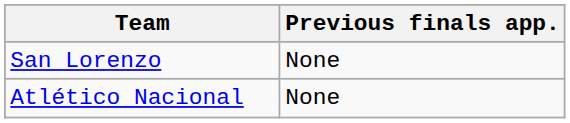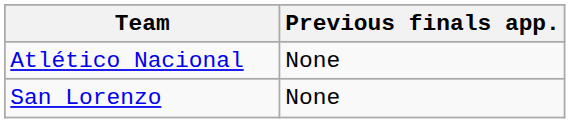rows swapped: (127, 98) <-> (86, 61)
